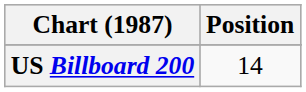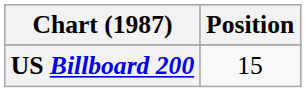(250, 65) 14 -> (250, 65) 15
